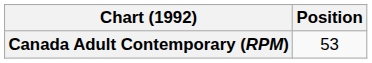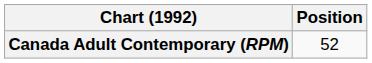(330, 44) 53 -> (330, 44) 52
